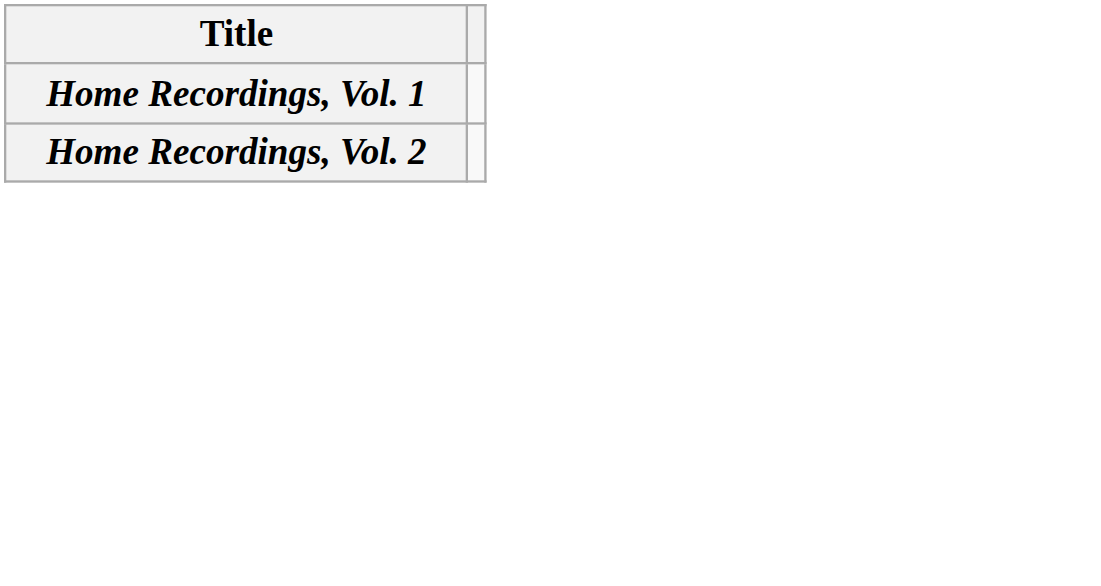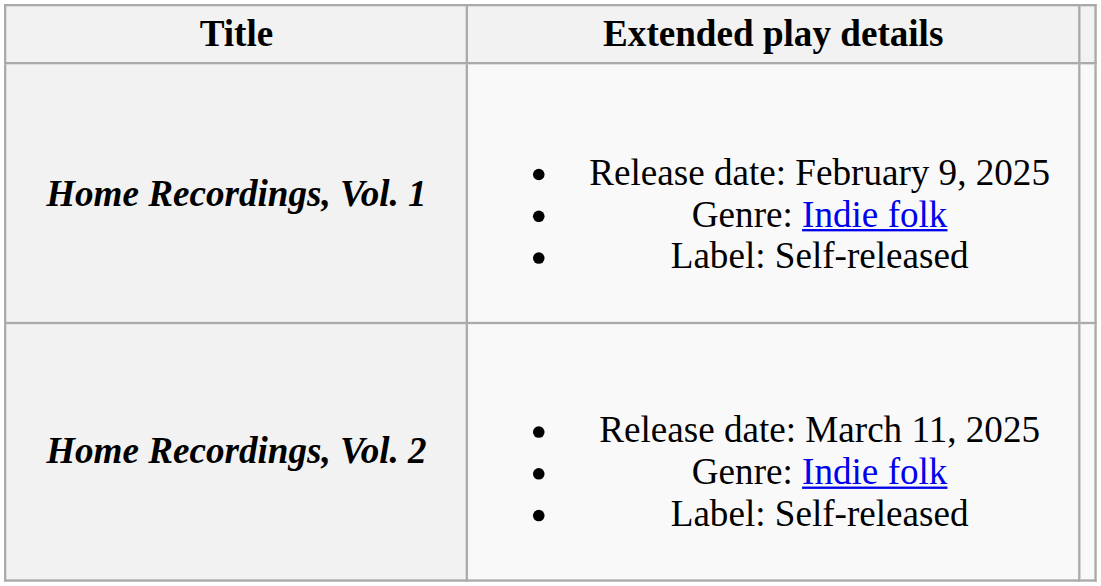+ column: (773, 33)
